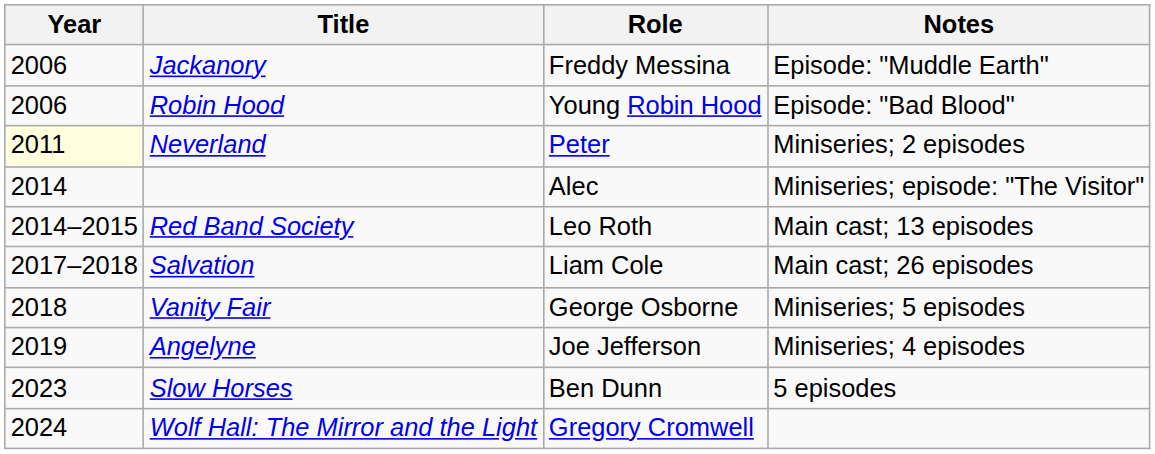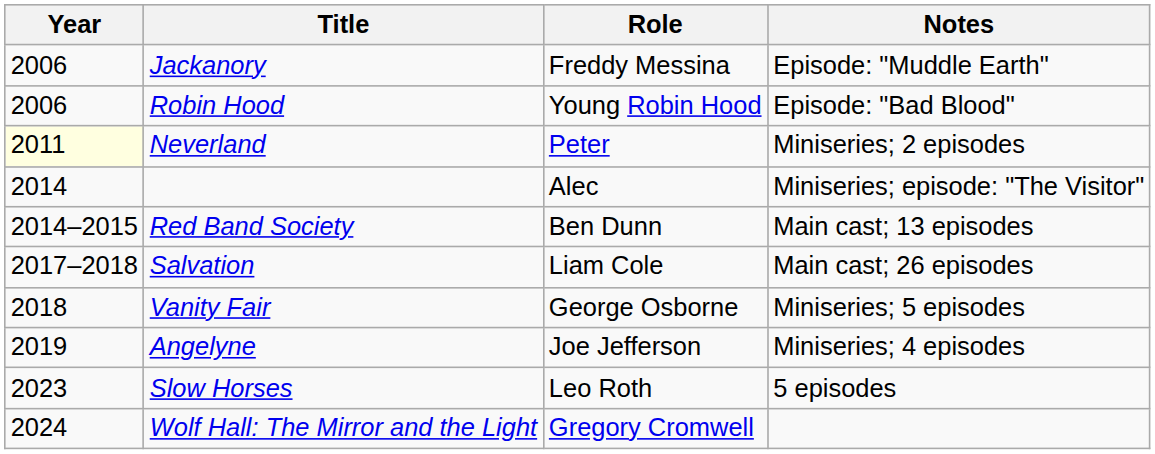(600, 226) Leo Roth -> (605, 226) Ben Dunn
(605, 387) Ben Dunn -> (600, 387) Leo Roth
